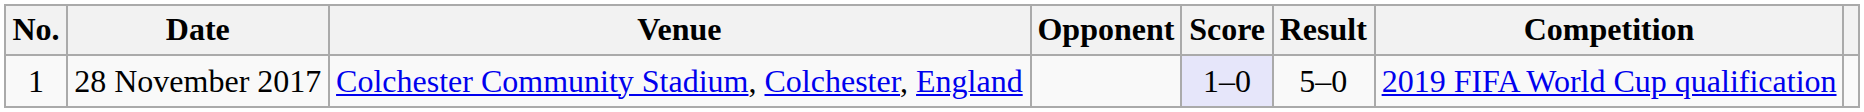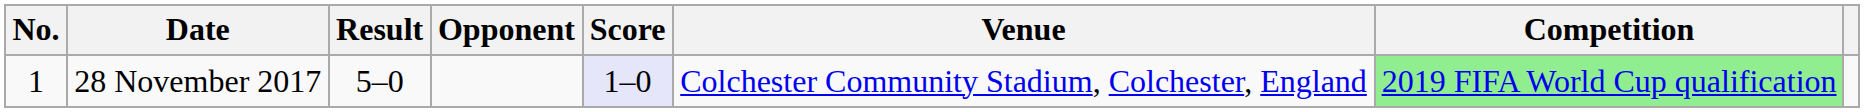columns swapped: (679, 29) <-> (1323, 29)
(1609, 80) no background -> (1609, 80) lightgreen background
